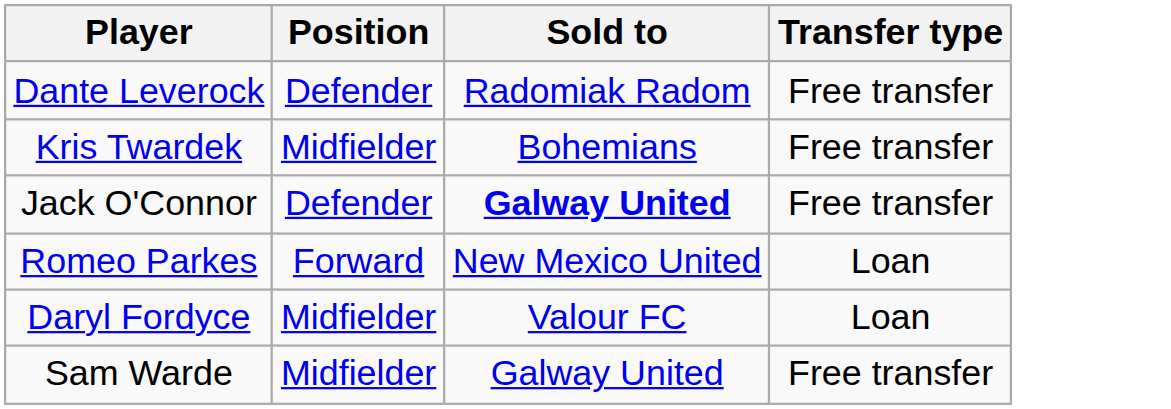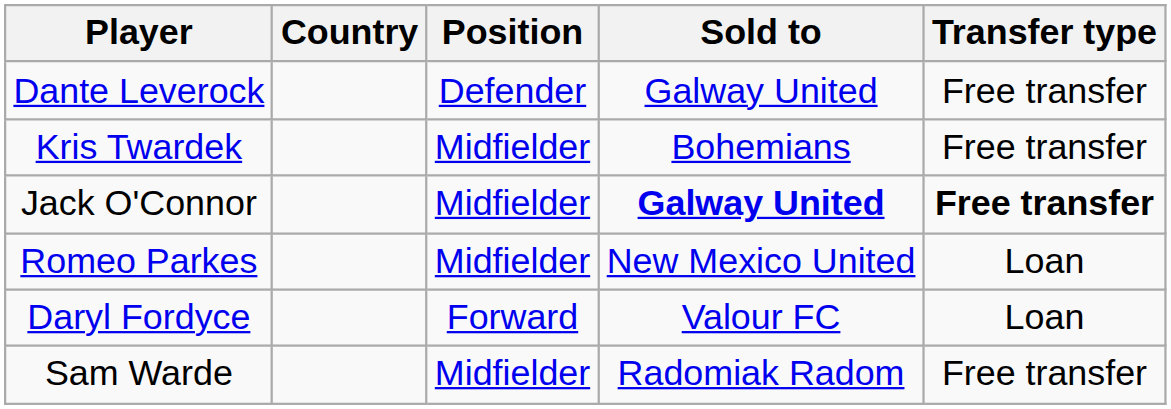+ column: (350, 32)
(607, 89) Radomiak Radom -> (761, 89) Galway United
(359, 203) Defender -> (512, 203) Midfielder
(891, 203) normal -> (1044, 203) bold
(359, 260) Forward -> (512, 260) Midfielder
(359, 317) Midfielder -> (512, 317) Forward
(607, 373) Galway United -> (761, 373) Radomiak Radom
